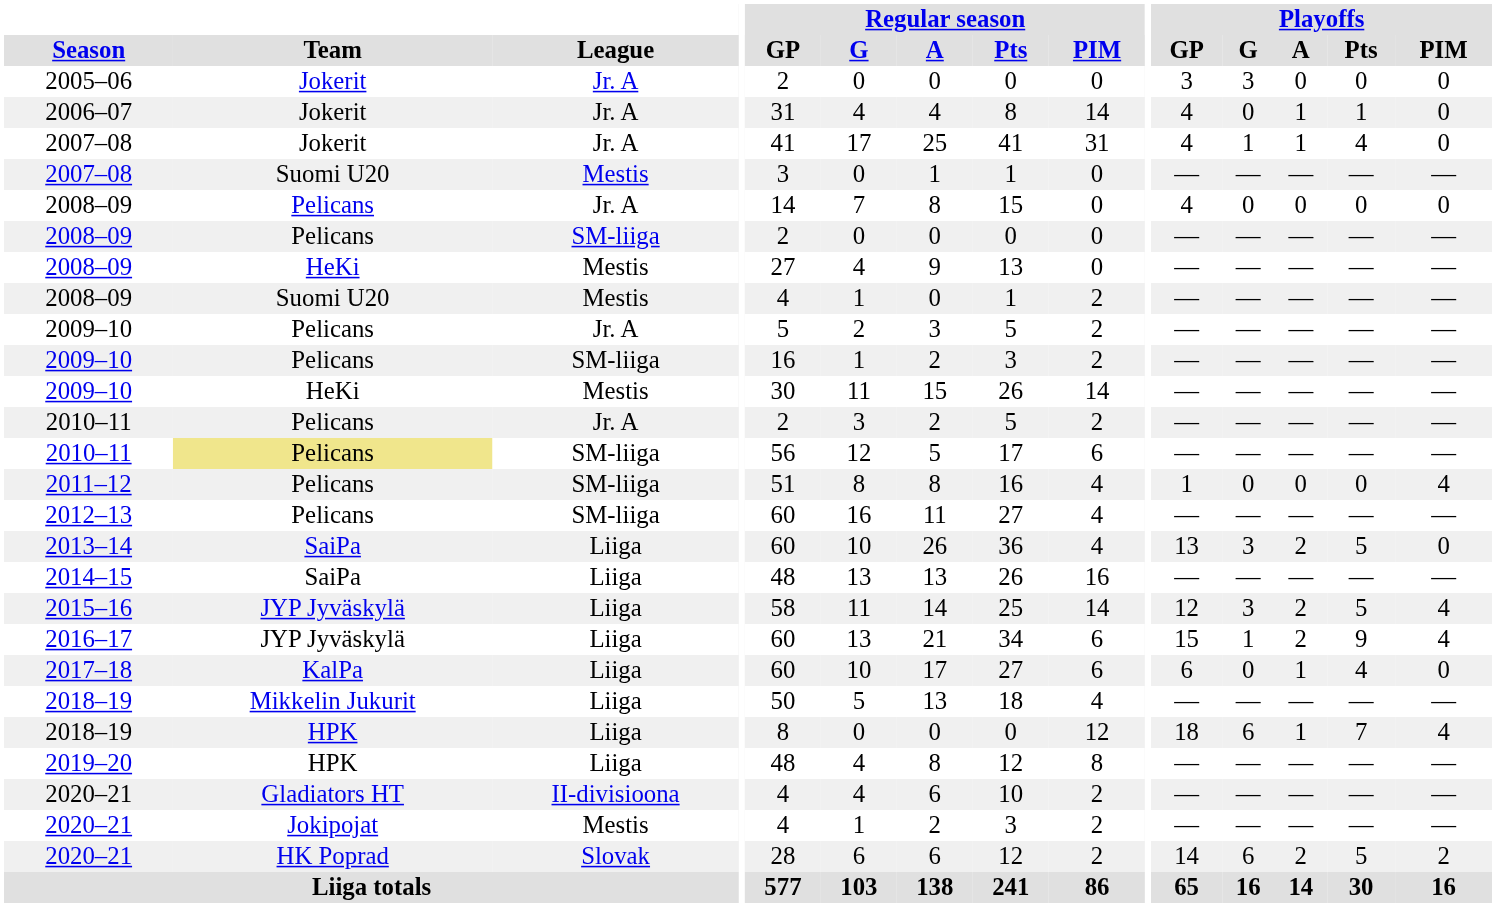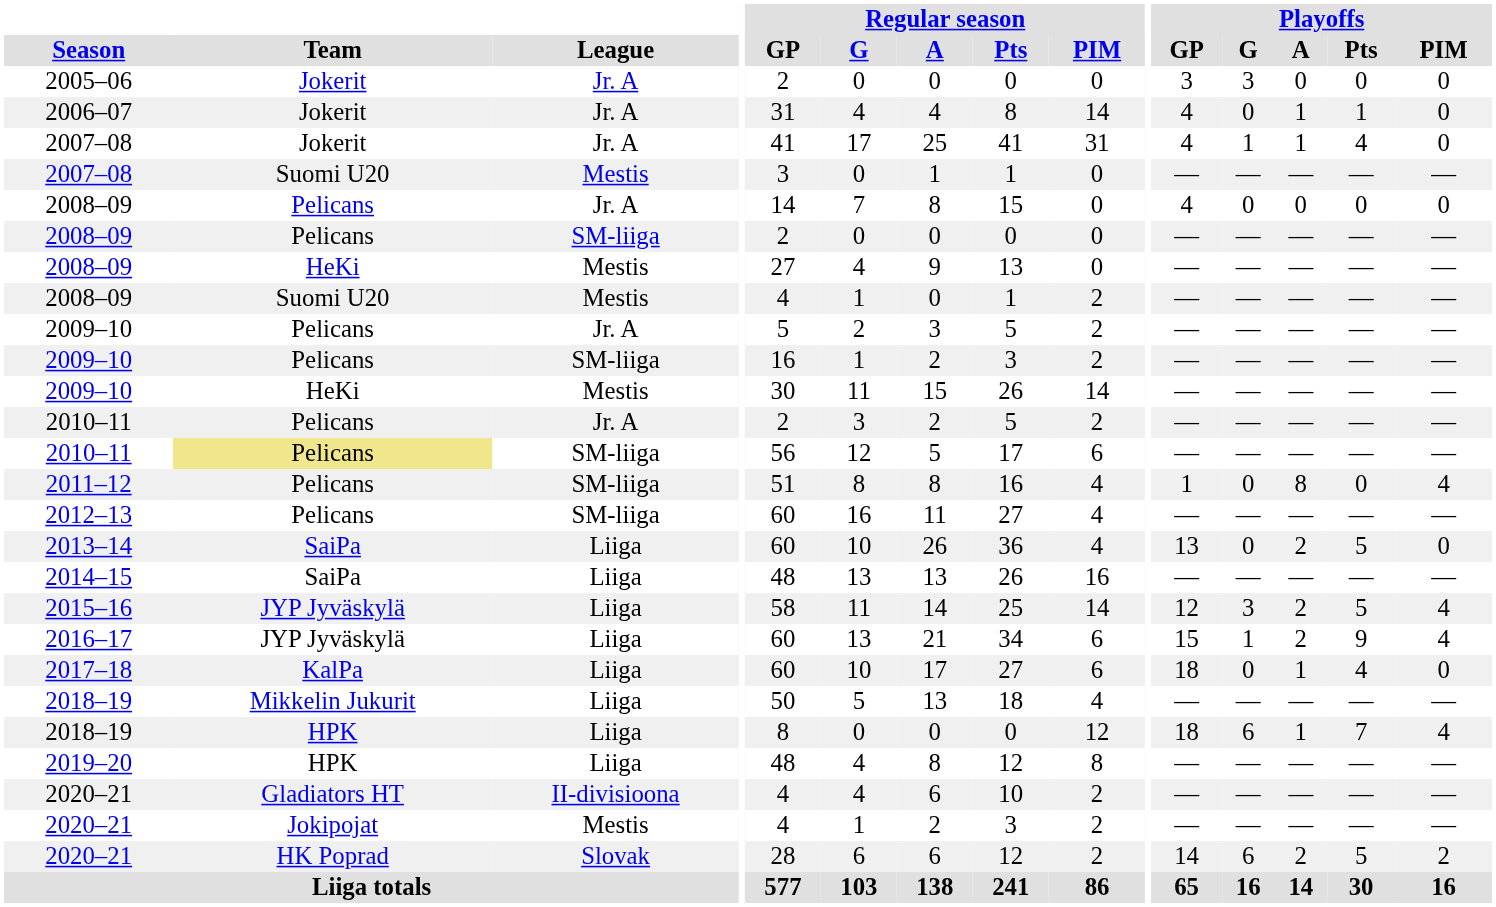(1301, 484) 0 -> (1301, 484) 8
(1248, 546) 3 -> (1248, 546) 0
(1187, 670) 6 -> (1187, 670) 18
